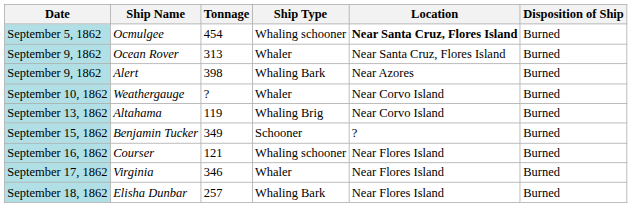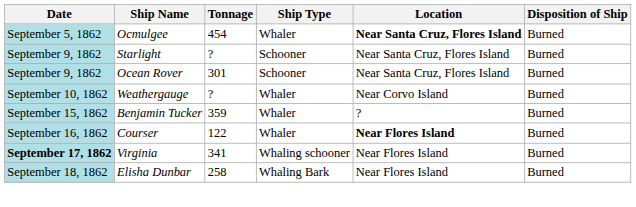(301, 34) Whaling schooner -> (277, 34) Whaler
+ row: (139, 53)
(213, 53) 313 -> (217, 73) 301
(273, 53) Whaler -> (282, 73) Schooner
- row: (126, 73)
- row: (137, 113)
(213, 133) 349 -> (217, 113) 359
(279, 133) Schooner -> (277, 113) Whaler
(213, 152) 121 -> (217, 133) 122
(301, 152) Whaling schooner -> (277, 133) Whaler
(398, 152) normal -> (405, 133) bold
(57, 172) normal -> (59, 152) bold
(213, 172) 346 -> (217, 152) 341
(273, 172) Whaler -> (304, 152) Whaling schooner
(213, 192) 257 -> (217, 172) 258
